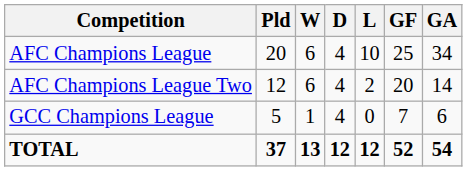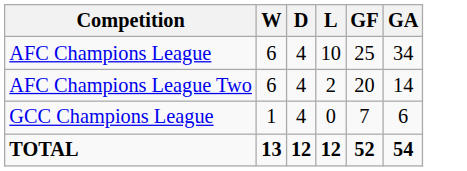- column: (276, 20)
